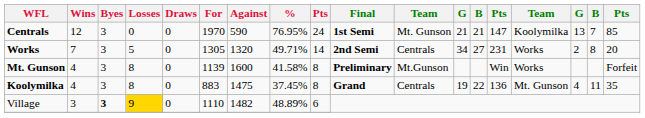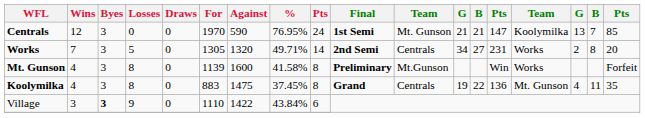(131, 103) gold background -> (131, 103) no background
(241, 103) 1482 -> (241, 103) 1422
(290, 103) 48.89% -> (290, 103) 43.84%
